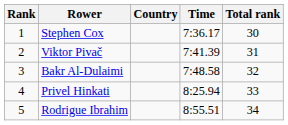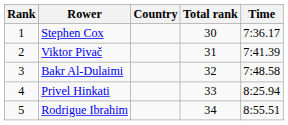columns swapped: (202, 14) <-> (253, 14)
